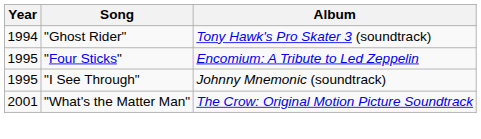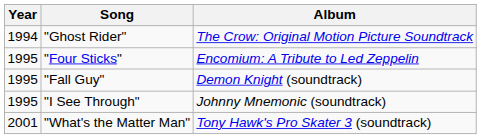(314, 36) Tony Hawk's Pro Skater 3 (soundtrack) -> (335, 36) The Crow: Original Motion Picture Soundtrack
+ row: (74, 79)
(335, 101) The Crow: Original Motion Picture Soundtrack -> (314, 123) Tony Hawk's Pro Skater 3 (soundtrack)
